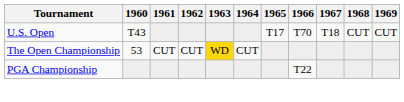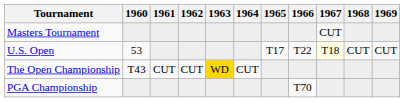+ row: (53, 32)
(136, 32) T43 -> (136, 51) 53
(303, 32) T70 -> (303, 51) T22
(330, 32) no background -> (330, 51) lightyellow background
(136, 51) 53 -> (136, 69) T43
(303, 69) T22 -> (303, 88) T70
